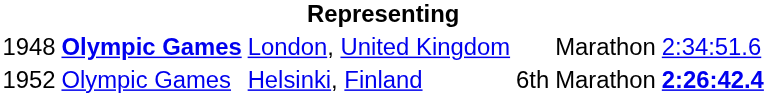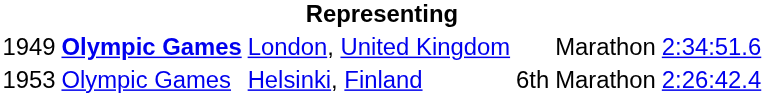(29, 47) 1948 -> (29, 47) 1949
(29, 80) 1952 -> (29, 80) 1953
(713, 80) bold -> (712, 80) normal
